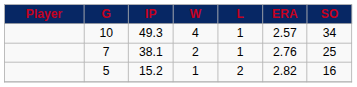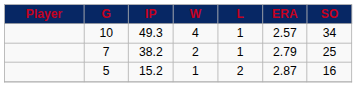(151, 52) 38.1 -> (151, 52) 38.2
(285, 52) 2.76 -> (285, 52) 2.79
(285, 71) 2.82 -> (285, 71) 2.87
